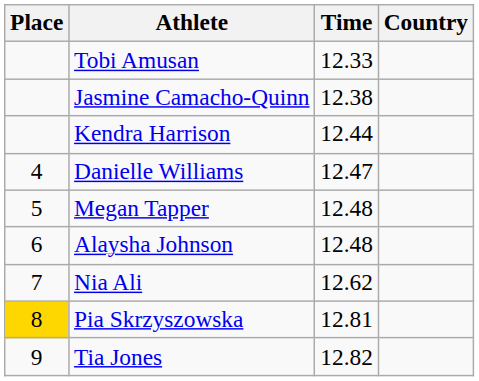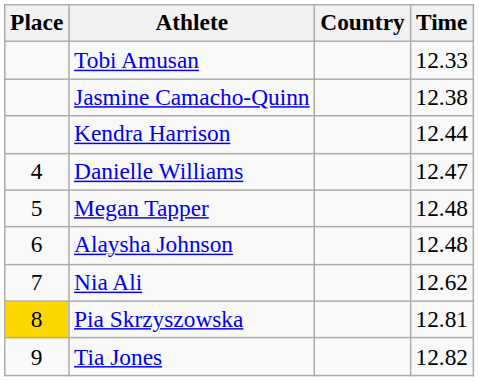columns swapped: (426, 23) <-> (347, 23)
